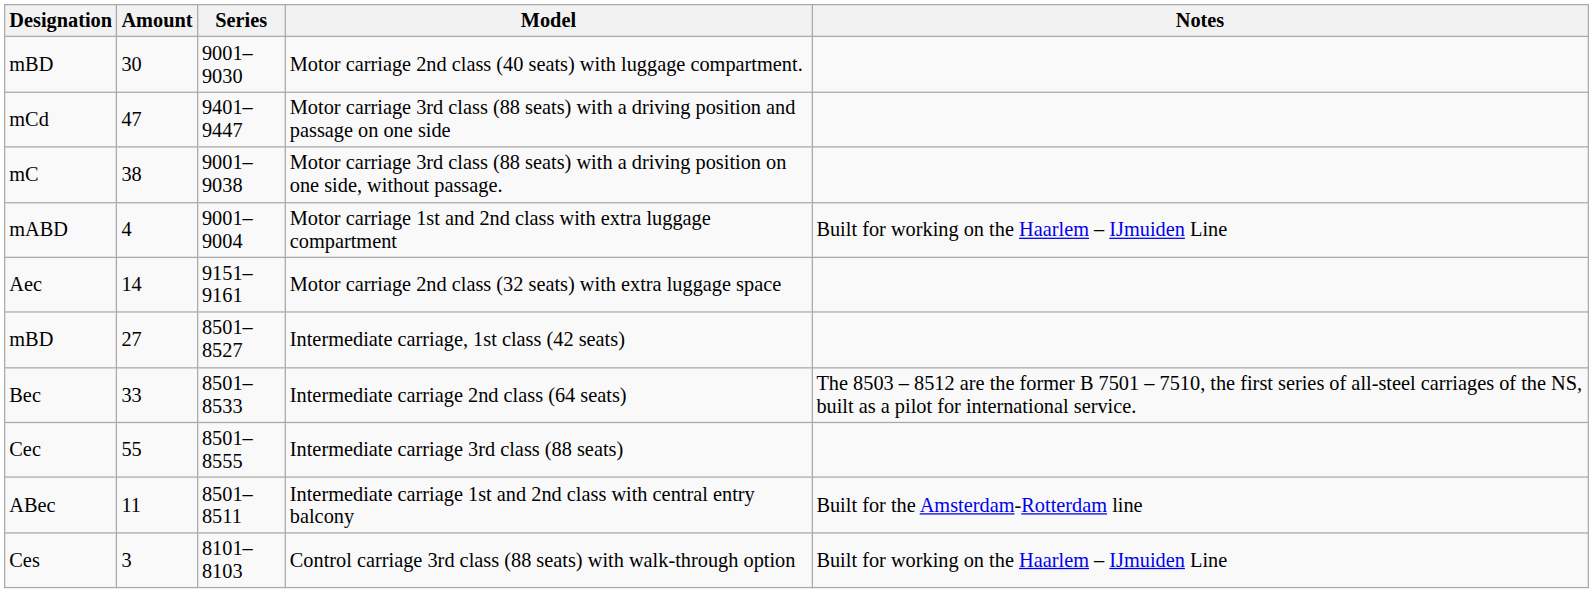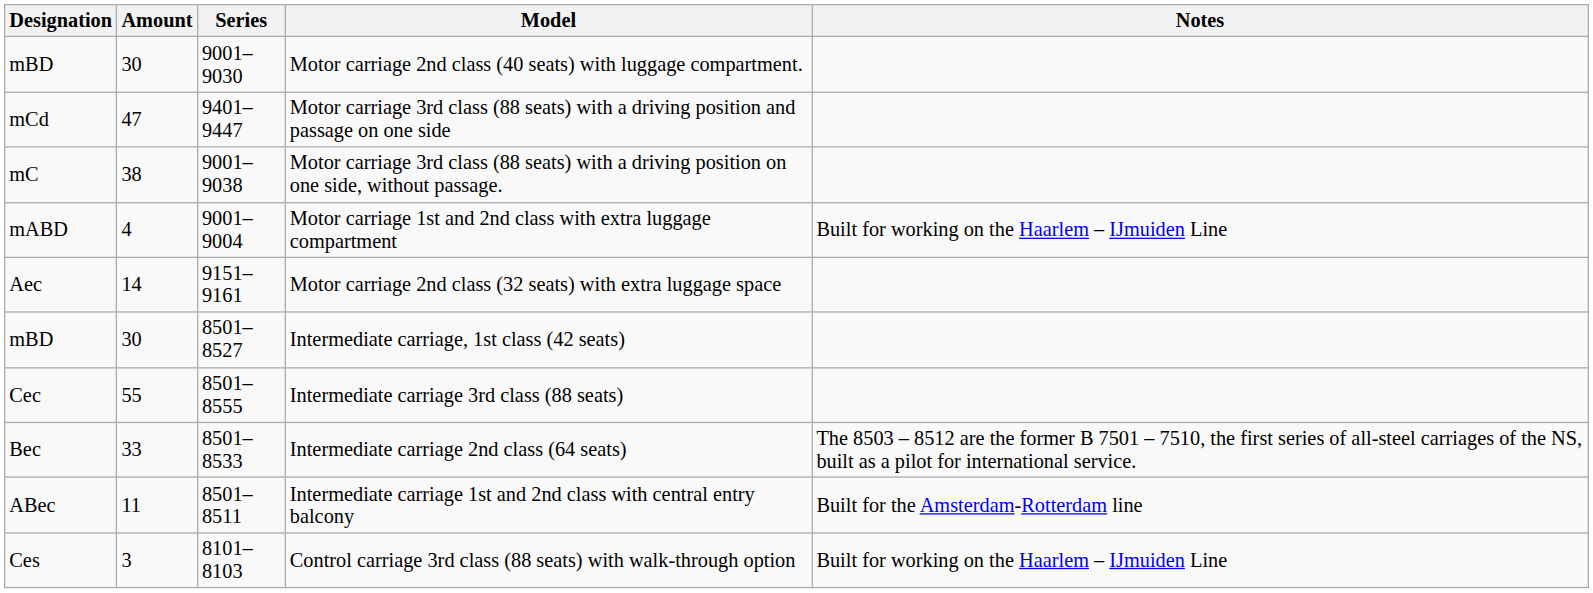(132, 339) 27 -> (132, 339) 30
rows swapped: (458, 394) <-> (457, 449)
